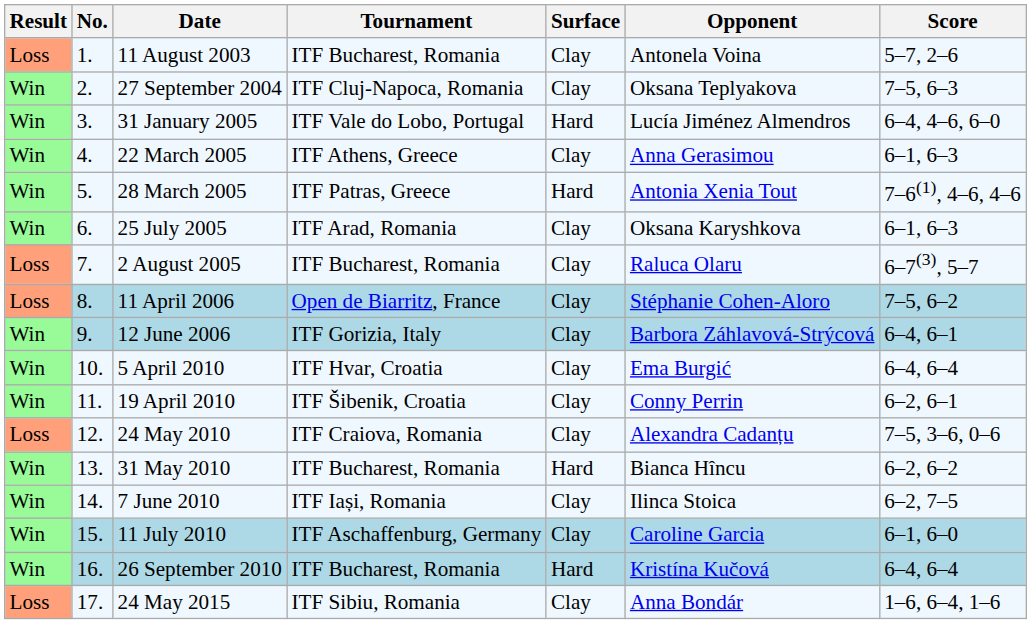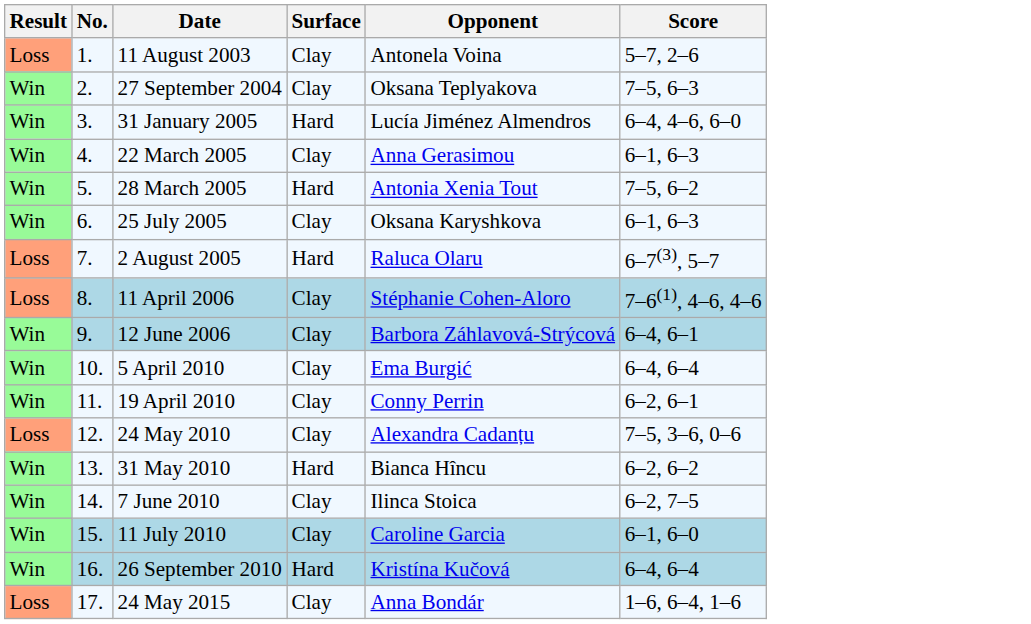- column: (416, 21)
(953, 191) 7–6(1), 4–6, 4–6 -> (662, 188) 7–5, 6–2
(571, 264) Clay -> (313, 258) Hard
(921, 300) 7–5, 6–2 -> (693, 297) 7–6(1), 4–6, 4–6
